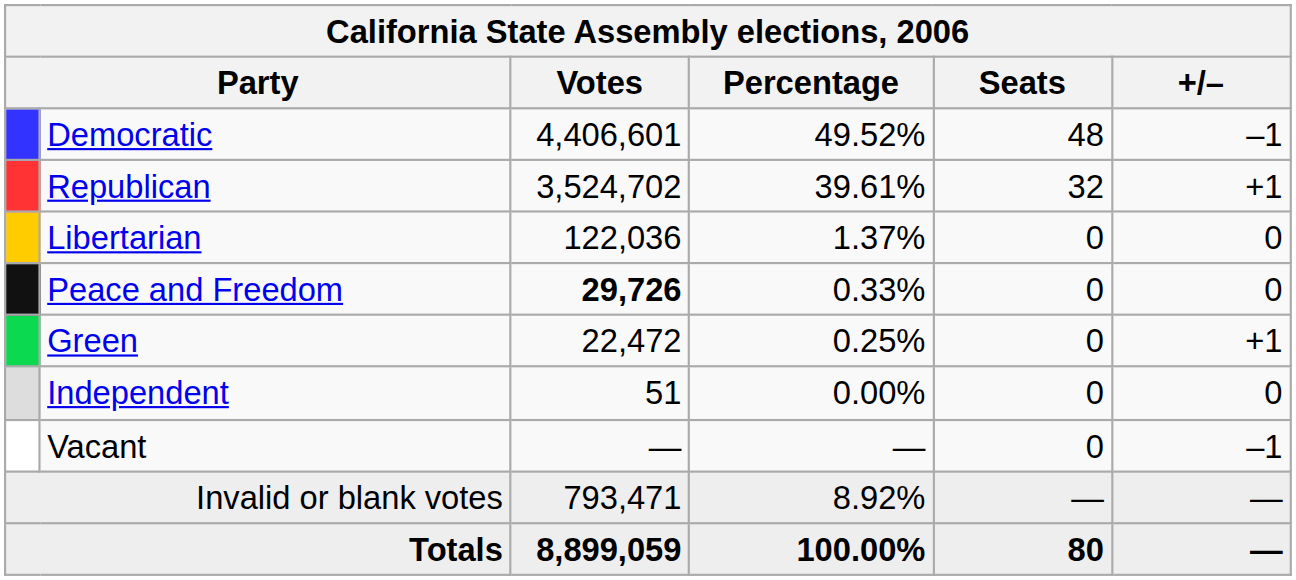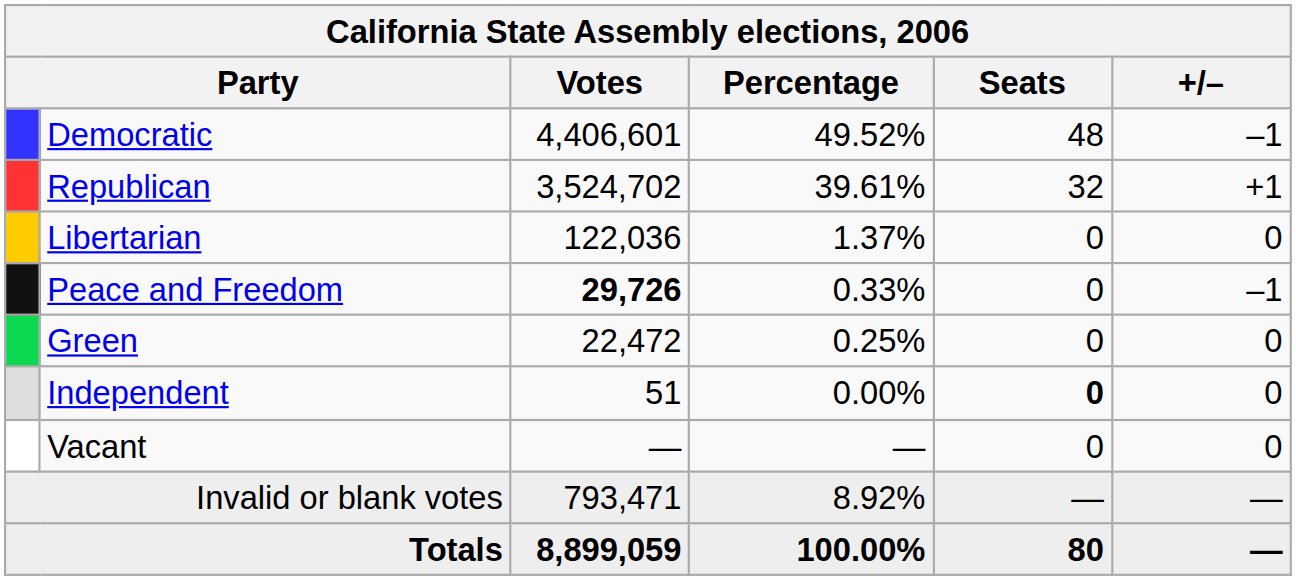(1273, 290) 0 -> (1264, 290) –1
(1264, 342) +1 -> (1273, 342) 0
(1095, 393) normal -> (1095, 393) bold
(1264, 445) –1 -> (1273, 445) 0
